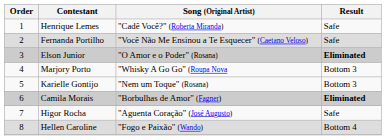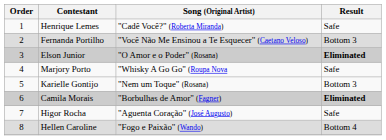(332, 41) Safe -> (340, 41) Bottom 3
(340, 70) Bottom 3 -> (332, 70) Safe
